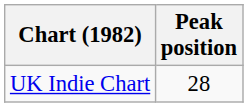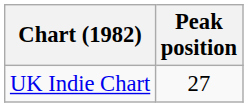(199, 83) 28 -> (199, 83) 27
